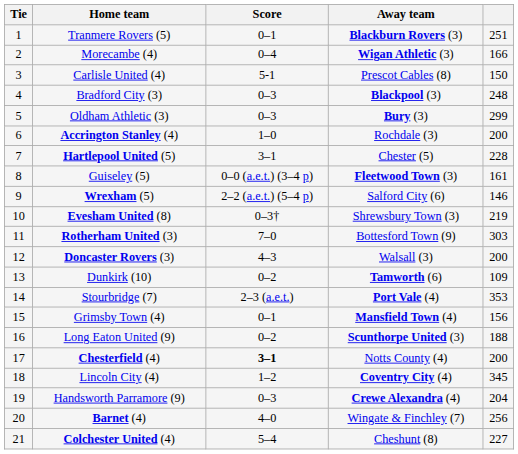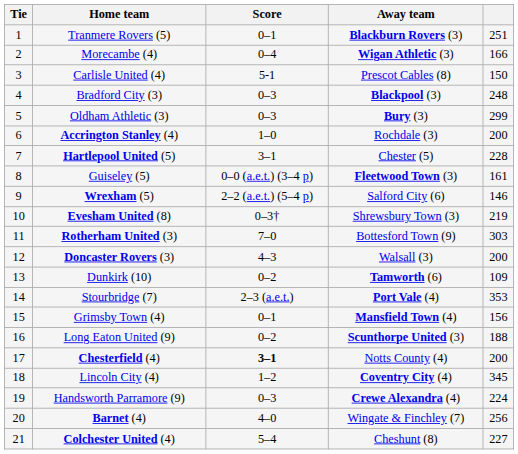(498, 398) 204 -> (498, 398) 224
